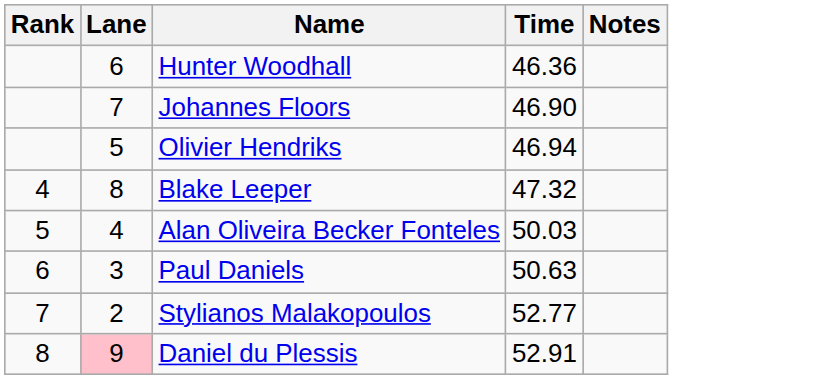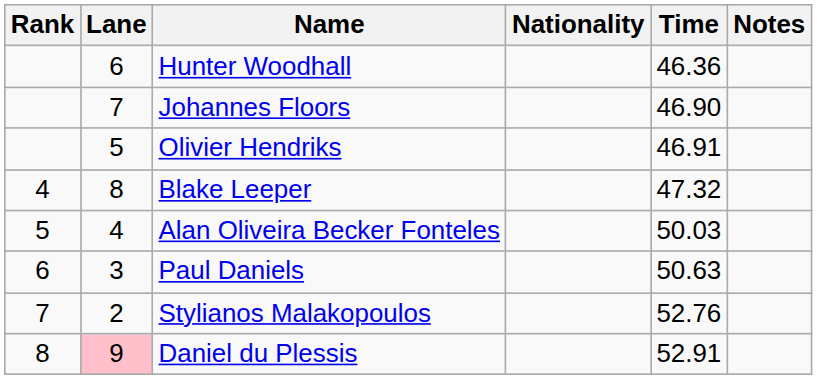+ column: (578, 25)
(544, 148) 46.94 -> (689, 148) 46.91
(544, 312) 52.77 -> (689, 312) 52.76
